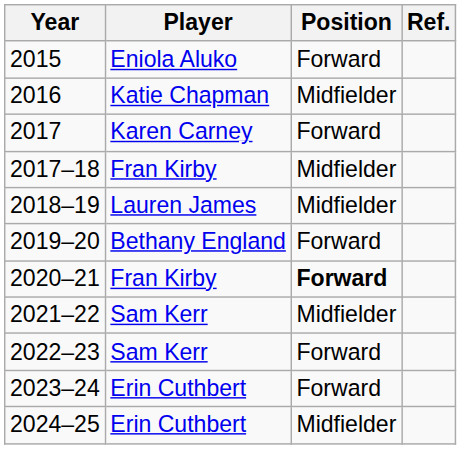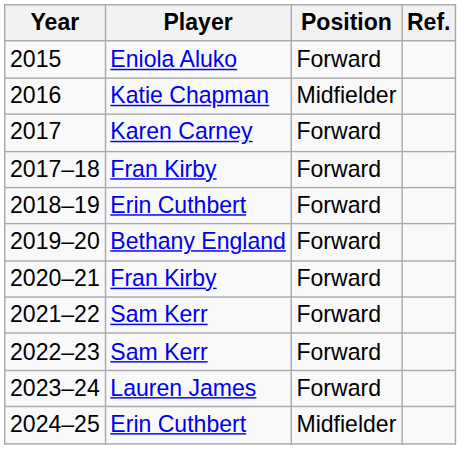(346, 168) Midfielder -> (339, 168) Forward
(183, 205) Lauren James -> (178, 205) Erin Cuthbert
(346, 205) Midfielder -> (339, 205) Forward
(342, 278) bold -> (339, 278) normal
(346, 315) Midfielder -> (339, 315) Forward
(178, 388) Erin Cuthbert -> (183, 388) Lauren James
